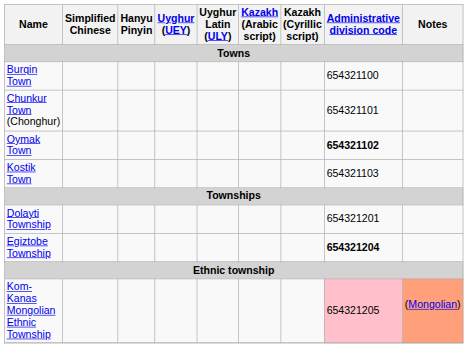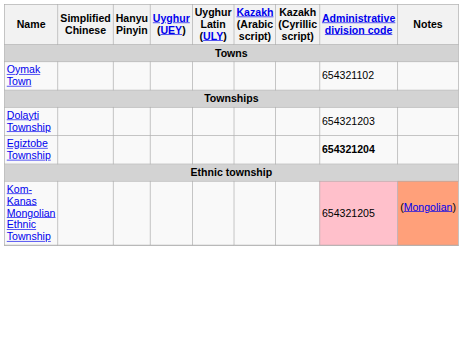- row: (22, 76)
- row: (33, 110)
(353, 145) bold -> (348, 76) normal
- row: (21, 173)
(353, 219) 654321201 -> (348, 121) 654321203
